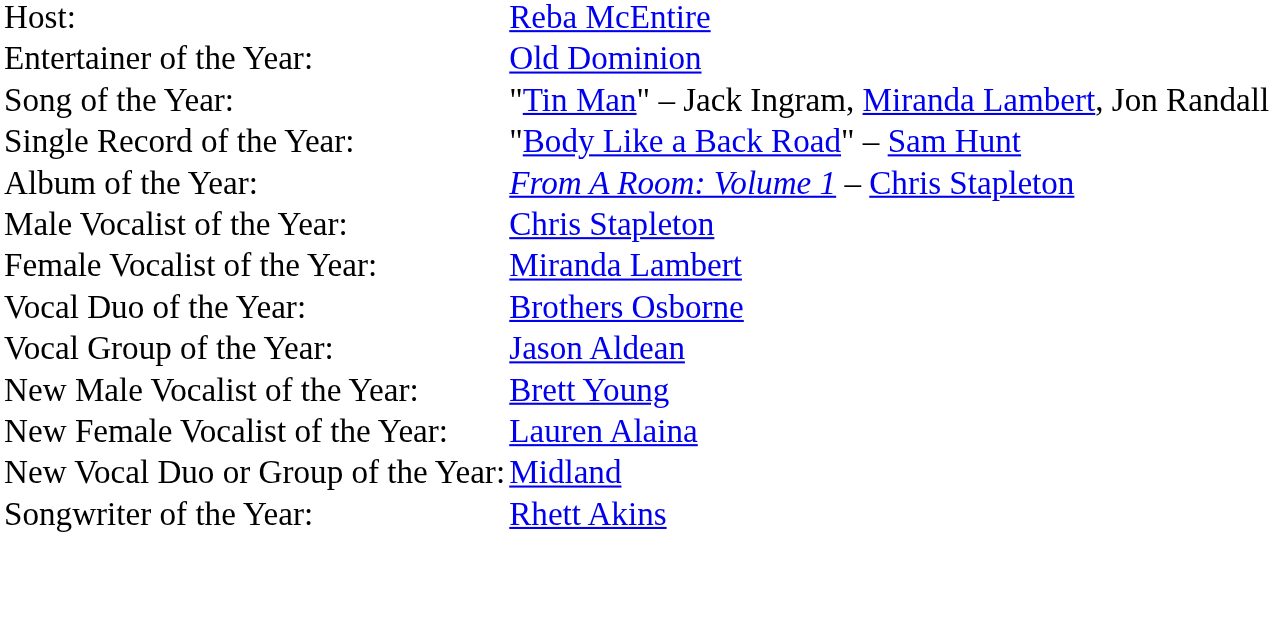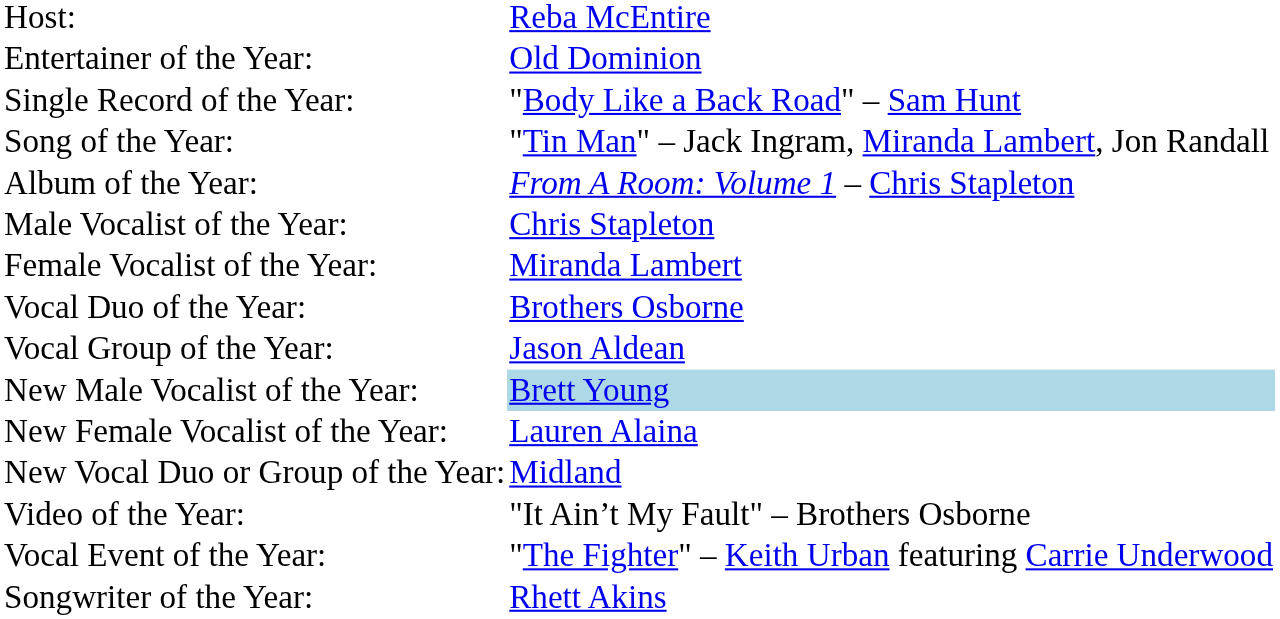rows swapped: (119, 99) <-> (179, 141)
(589, 389) no background -> (589, 389) lightblue background
+ row: (125, 513)
+ row: (165, 555)
